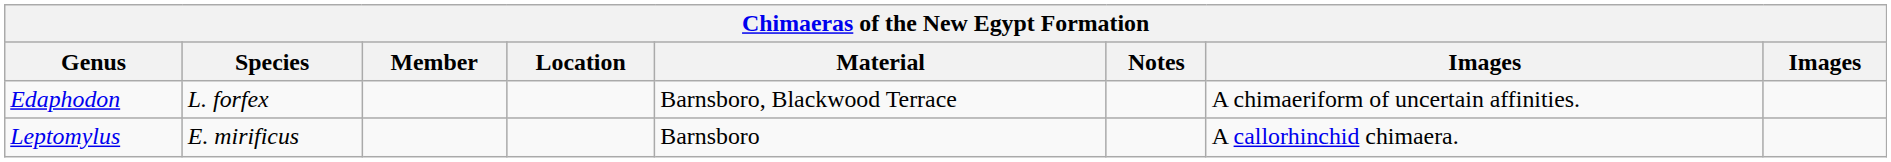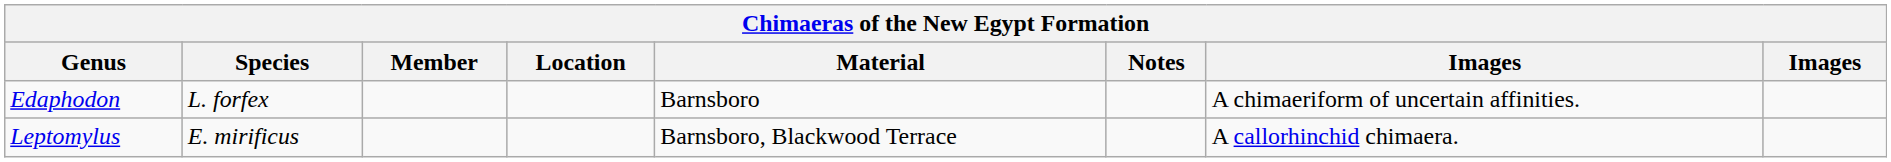(809, 99) Barnsboro, Blackwood Terrace -> (710, 99) Barnsboro
(710, 136) Barnsboro -> (809, 136) Barnsboro, Blackwood Terrace
